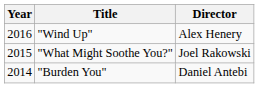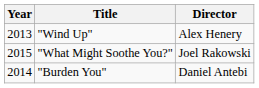(20, 33) 2016 -> (20, 33) 2013
